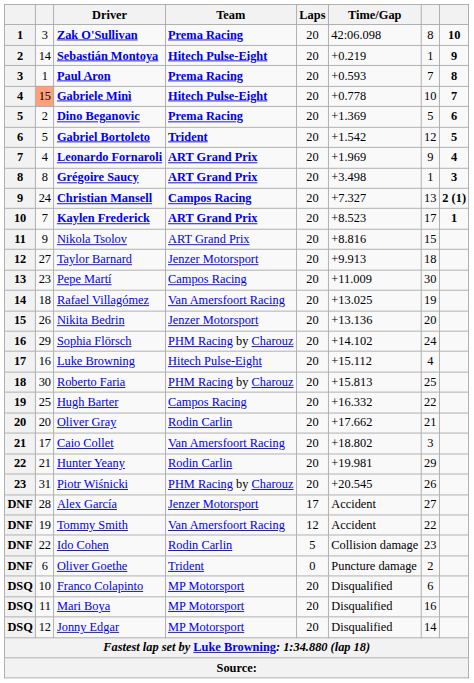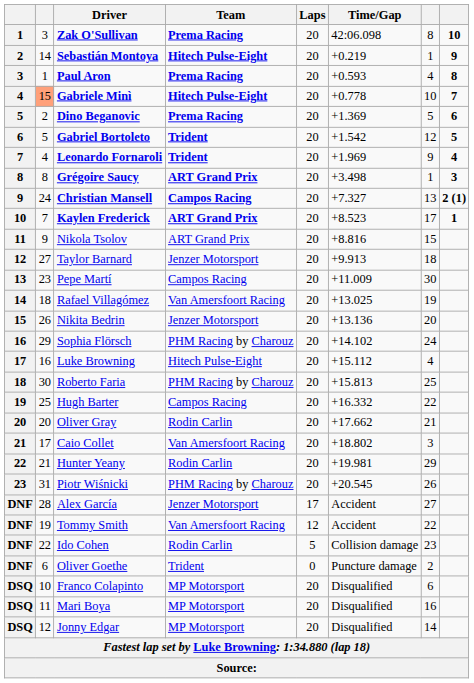(430, 75) 7 -> (430, 75) 4
(213, 157) ART Grand Prix -> (188, 157) Trident
